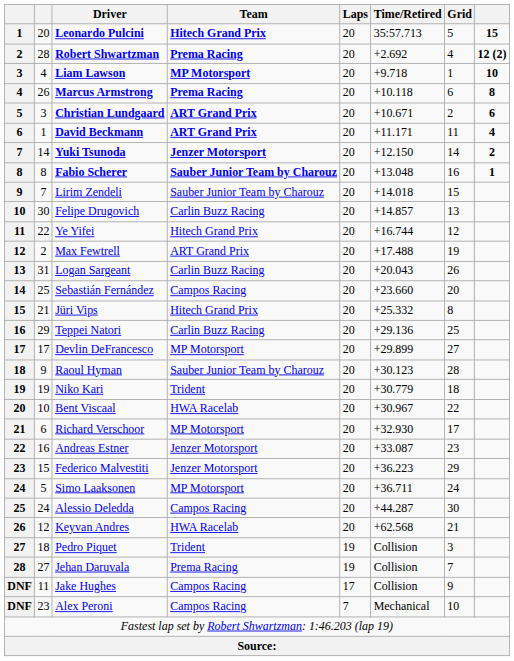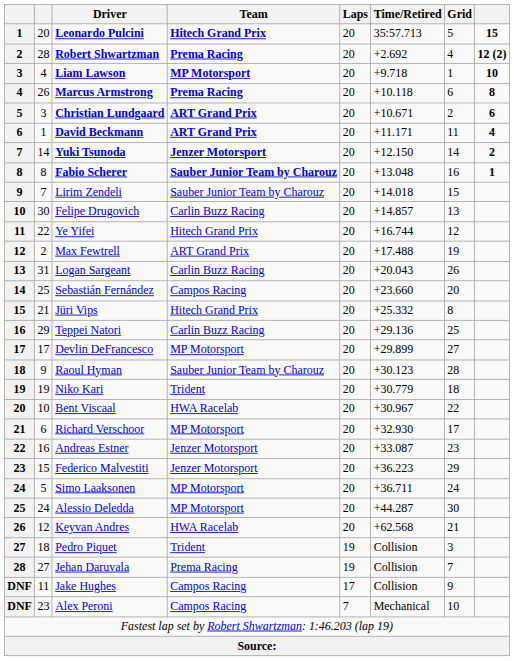(208, 507) Campos Racing -> (207, 507) MP Motorsport
